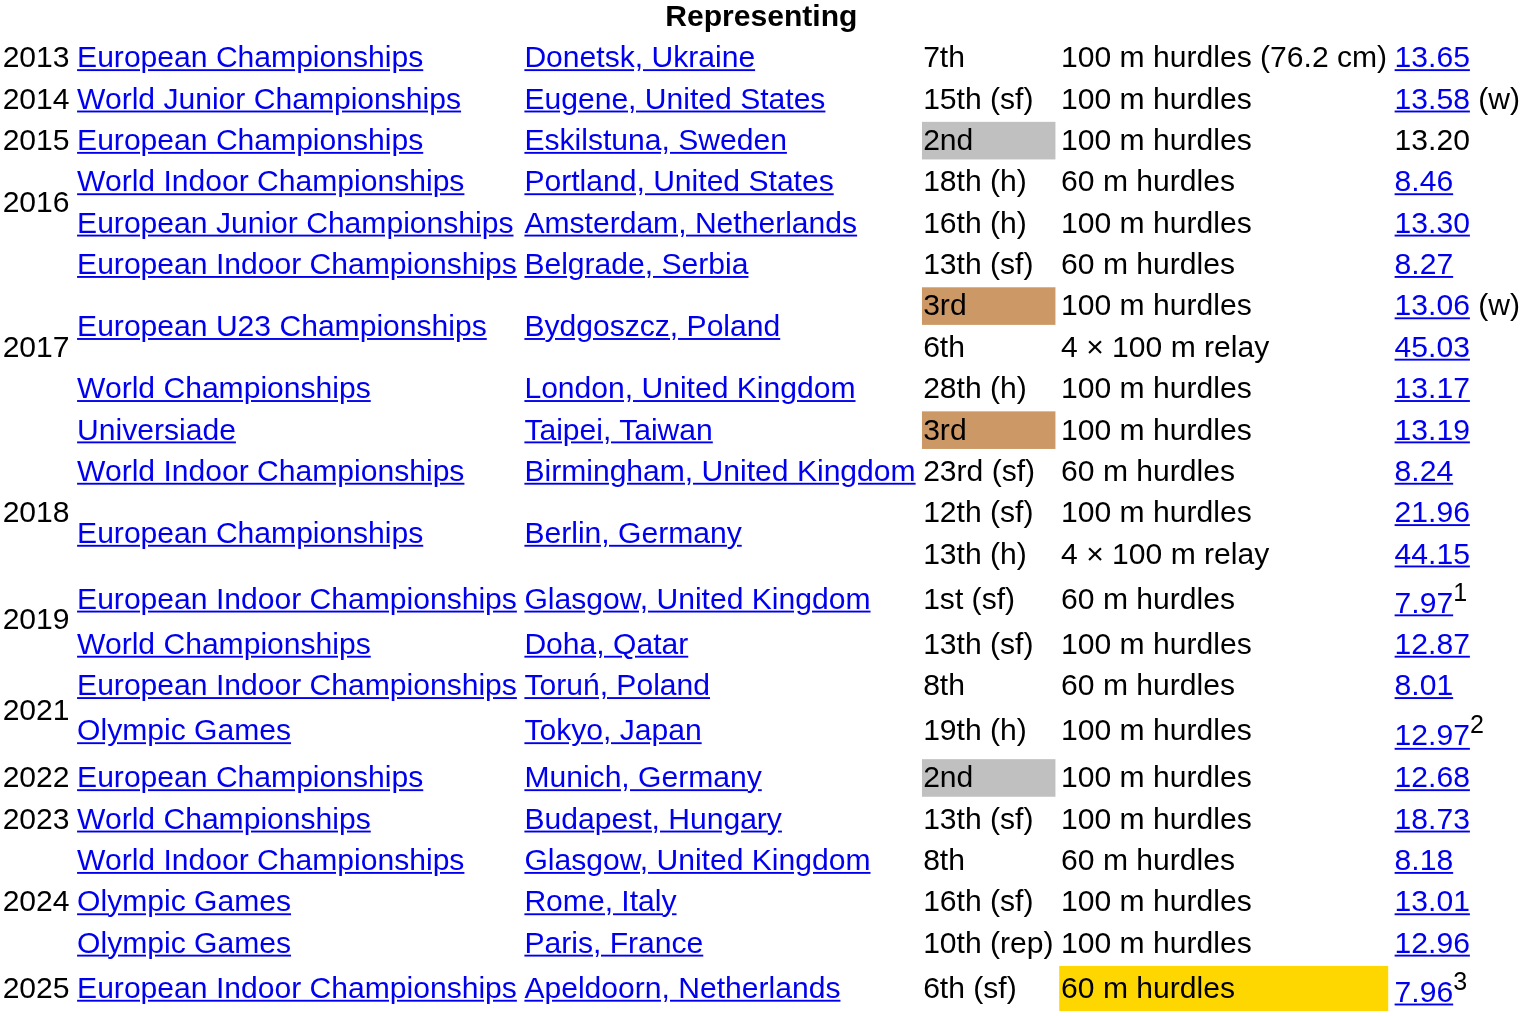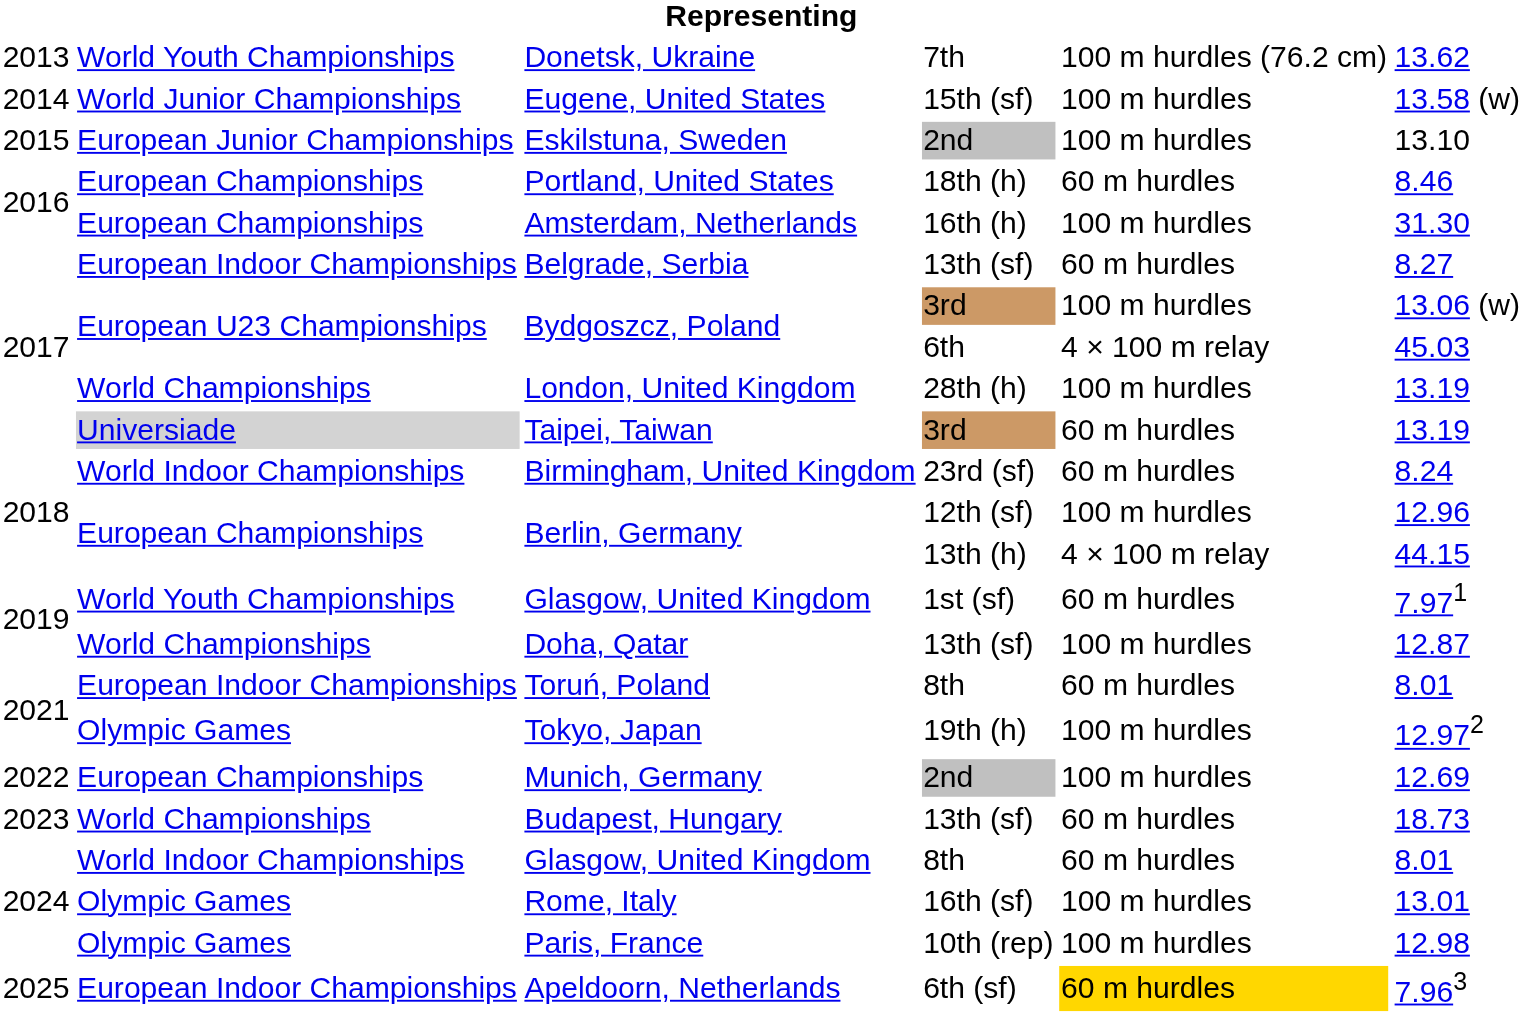(250, 57) European Championships -> (266, 57) World Youth Championships
(1432, 57) 13.65 -> (1432, 57) 13.62
(250, 140) European Championships -> (295, 140) European Junior Championships
(1432, 140) 13.20 -> (1432, 140) 13.10
(271, 181) World Indoor Championships -> (250, 181) European Championships
(295, 222) European Junior Championships -> (250, 222) European Championships
(1432, 222) 13.30 -> (1432, 222) 31.30
(1432, 388) 13.17 -> (1432, 388) 13.19
(156, 429) no background -> (156, 429) lightgrey background
(1156, 429) 100 m hurdles -> (1148, 429) 60 m hurdles
(1432, 512) 21.96 -> (1432, 512) 12.96
(297, 599) European Indoor Championships -> (266, 599) World Youth Championships
(1432, 776) 12.68 -> (1432, 776) 12.69
(1156, 818) 100 m hurdles -> (1148, 818) 60 m hurdles
(1424, 859) 8.18 -> (1424, 859) 8.01
(1432, 942) 12.96 -> (1432, 942) 12.98
